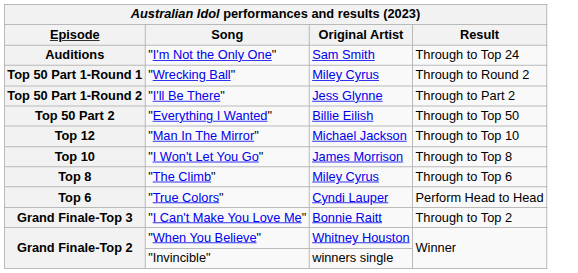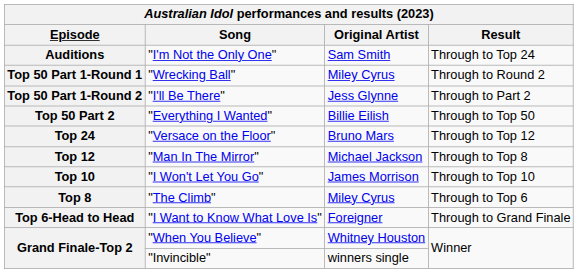+ row: (75, 136)
(467, 136) Through to Top 10 -> (479, 156) Through to Top 8
(464, 156) Through to Top 8 -> (483, 177) Through to Top 10
- row: (75, 197)
+ row: (75, 217)
- row: (75, 217)
